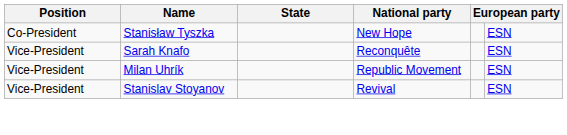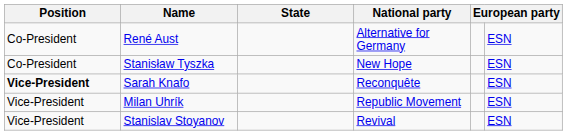+ row: (151, 39)
(45, 51) normal -> (48, 83) bold
